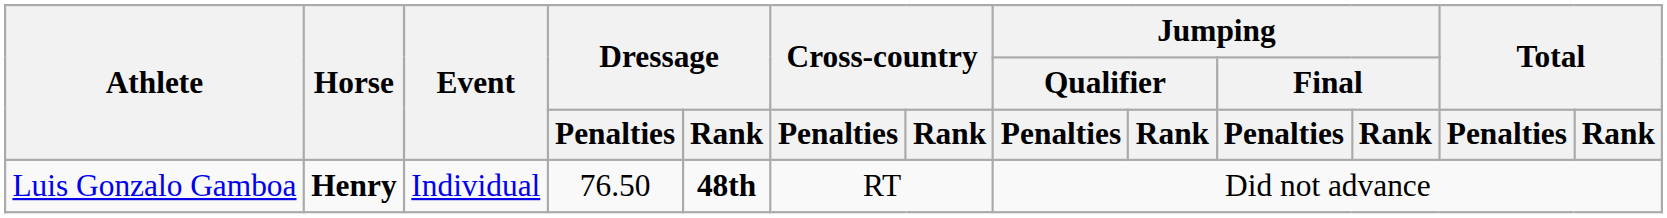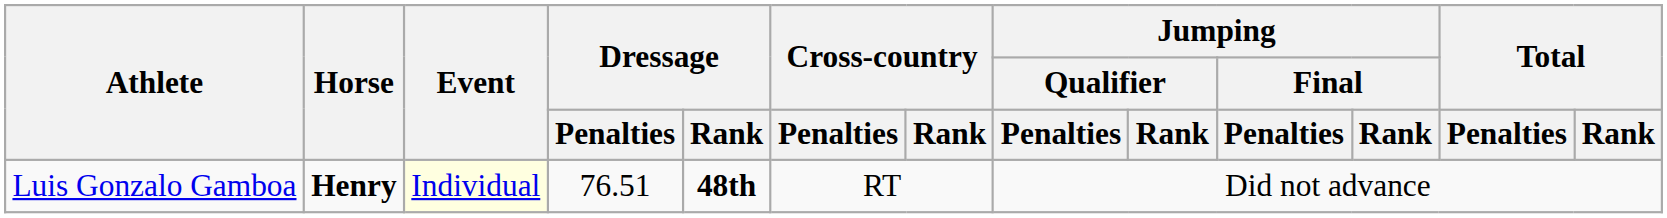(476, 186) no background -> (476, 186) lightyellow background
(615, 186) 76.50 -> (615, 186) 76.51
